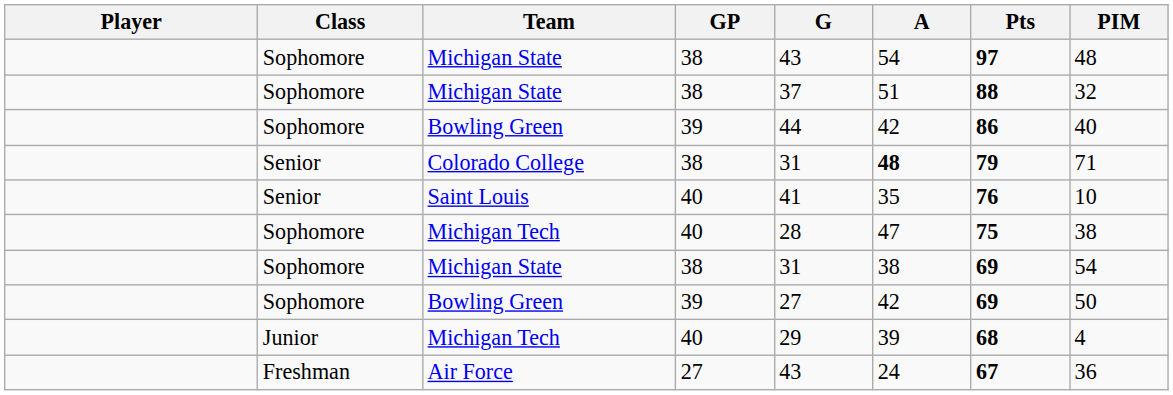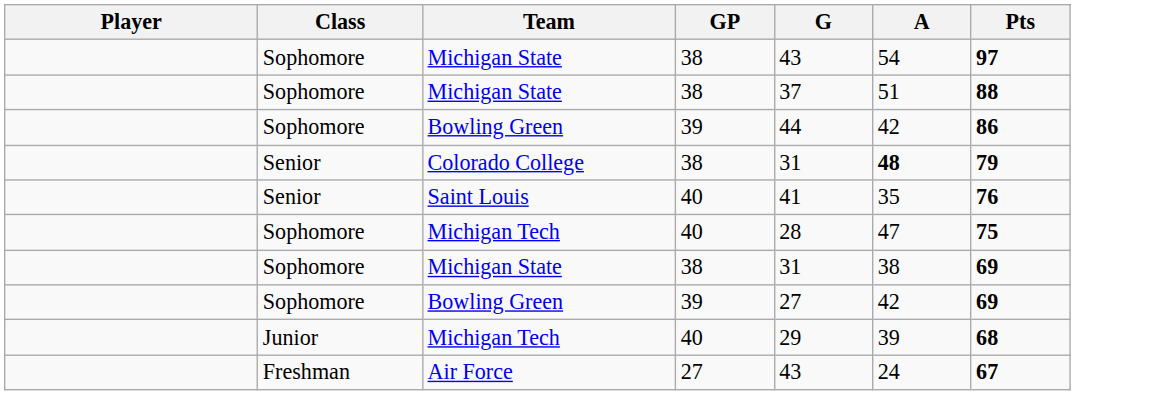- column: (1119, 22)
